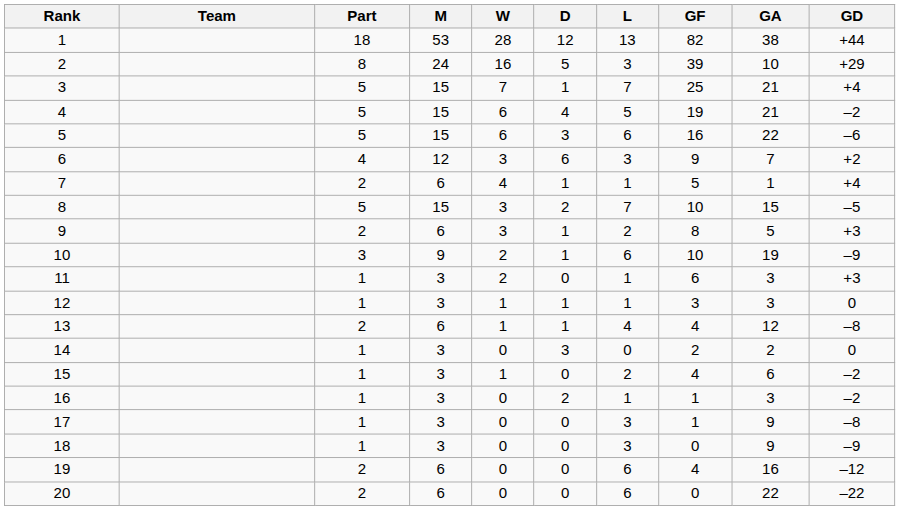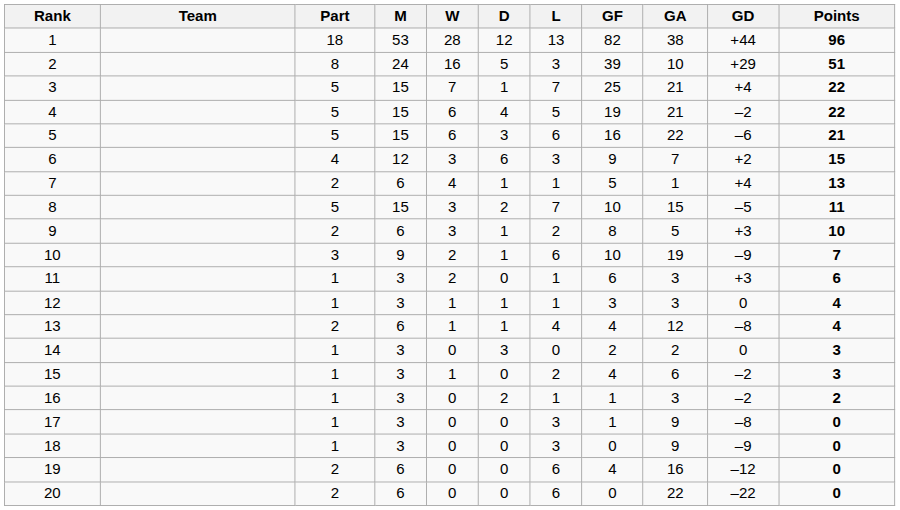+ column: (837, 16)
